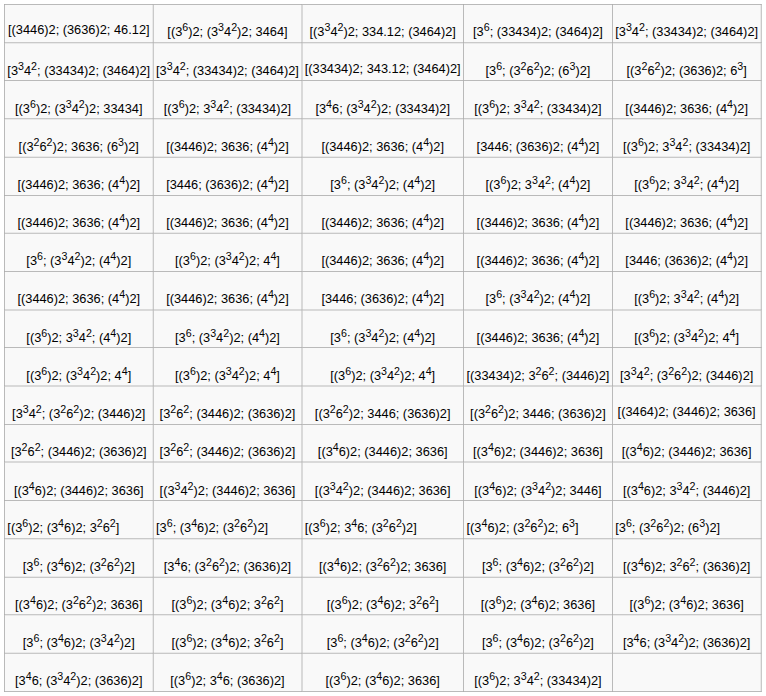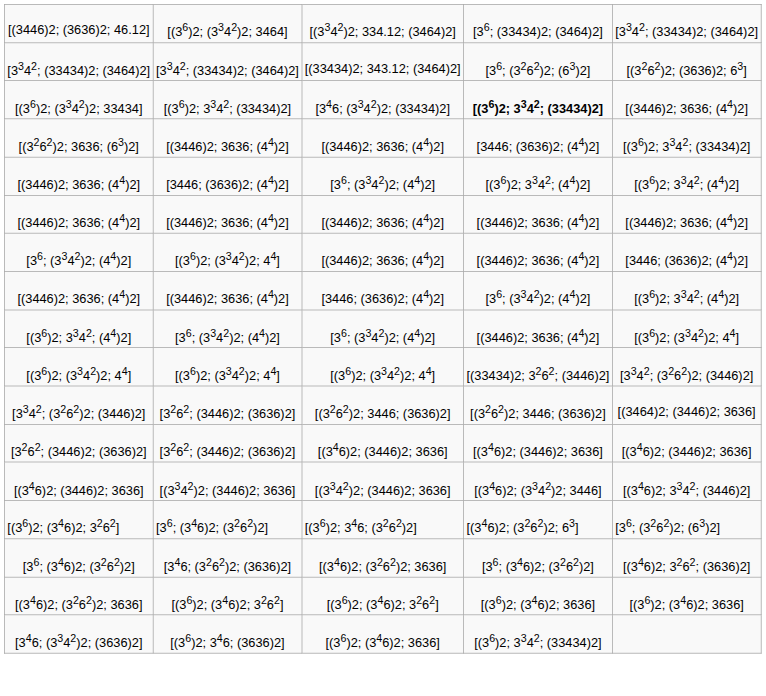(538, 107) normal -> (538, 107) bold
- row: (79, 641)
